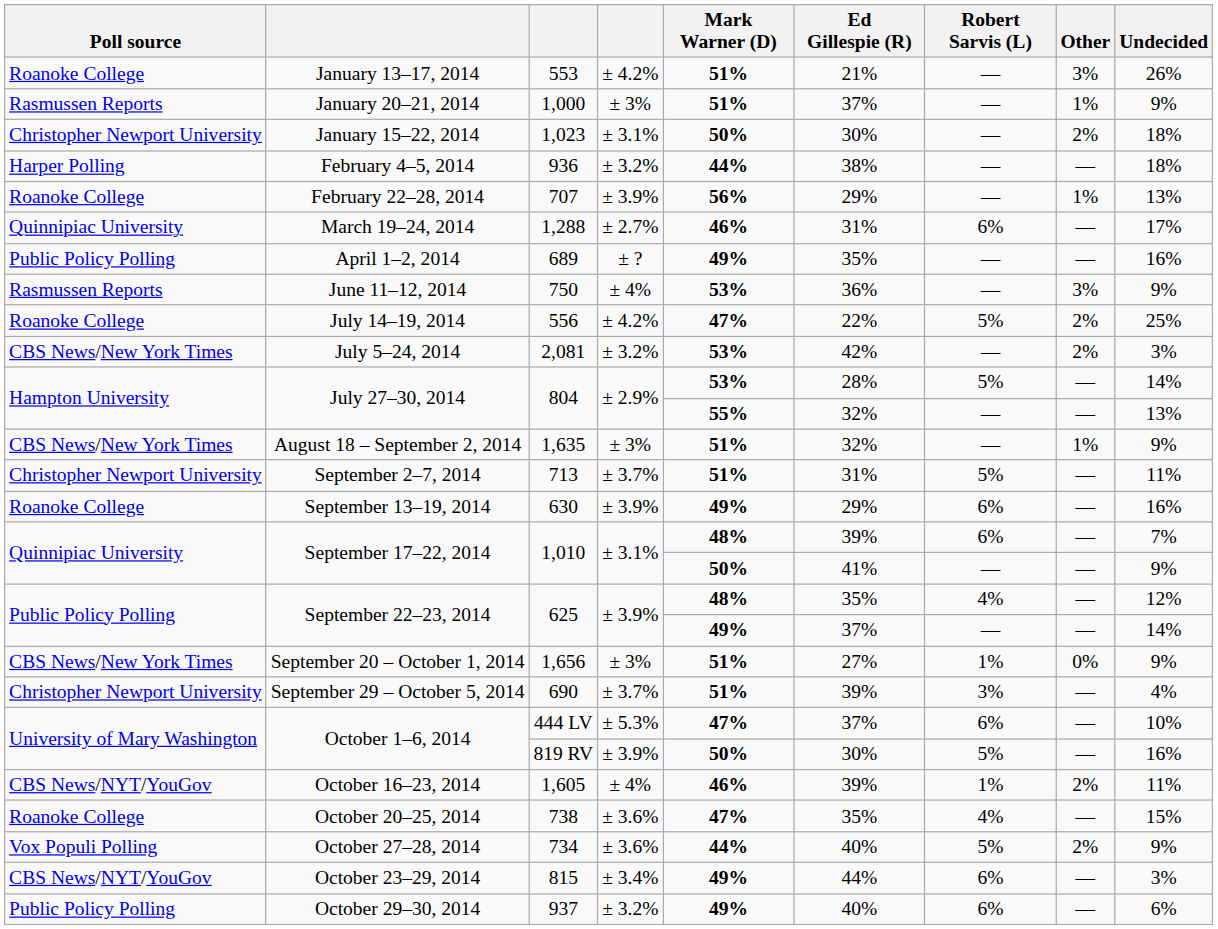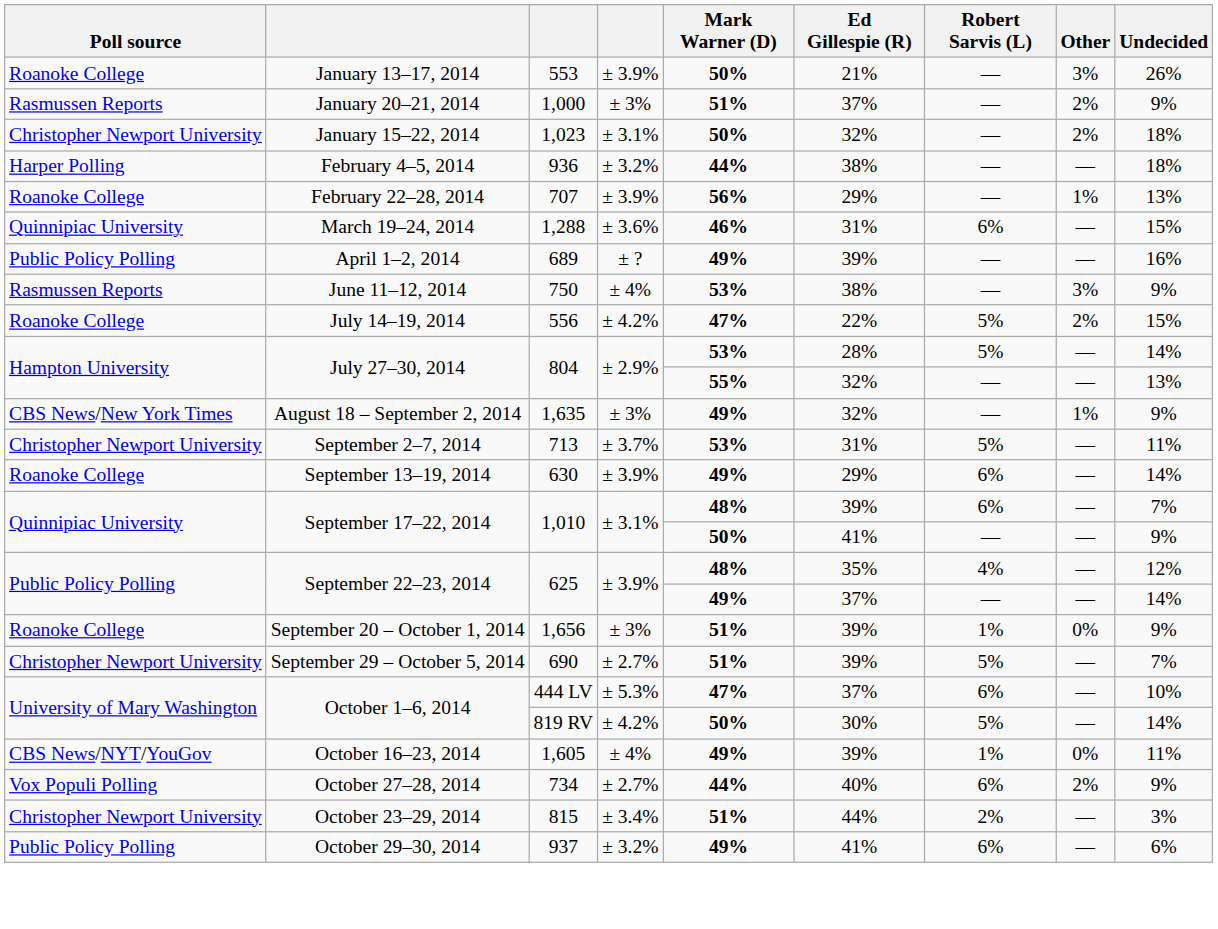(630, 72) ± 4.2% -> (630, 72) ± 3.9%
(728, 72) 51% -> (728, 72) 50%
(1085, 103) 1% -> (1085, 103) 2%
(859, 134) 30% -> (859, 134) 32%
(630, 227) ± 2.7% -> (630, 227) ± 3.6%
(1164, 227) 17% -> (1164, 227) 15%
(859, 258) 35% -> (859, 258) 39%
(859, 289) 36% -> (859, 289) 38%
(1164, 320) 25% -> (1164, 320) 15%
- row: (398, 351)
(728, 444) 51% -> (728, 413) 49%
(728, 475) 51% -> (728, 444) 53%
(1164, 506) 16% -> (1164, 475) 14%
(121, 661) CBS News/New York Times -> (77, 630) Roanoke College
(859, 661) 27% -> (859, 630) 39%
(630, 692) ± 3.7% -> (630, 661) ± 2.7%
(990, 692) 3% -> (990, 661) 5%
(1164, 692) 4% -> (1164, 661) 7%
(630, 753) ± 3.9% -> (630, 723) ± 4.2%
(1164, 753) 16% -> (1164, 723) 14%
(728, 784) 46% -> (728, 753) 49%
(1085, 784) 2% -> (1085, 753) 0%
- row: (398, 815)
(630, 846) ± 3.6% -> (630, 784) ± 2.7%
(990, 846) 5% -> (990, 784) 6%
(110, 877) CBS News/NYT/YouGov -> (135, 815) Christopher Newport University
(728, 877) 49% -> (728, 815) 51%
(990, 877) 6% -> (990, 815) 2%
(859, 908) 40% -> (859, 846) 41%
